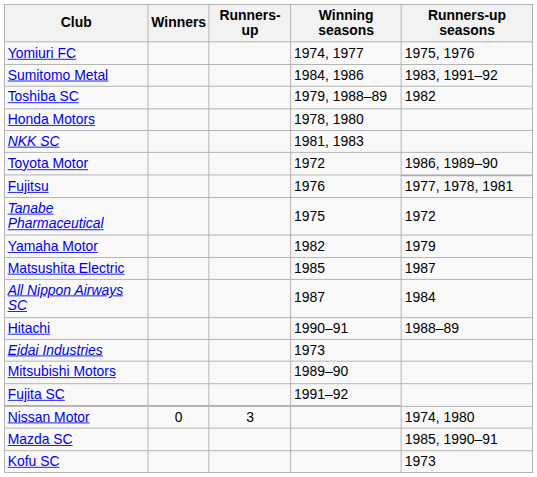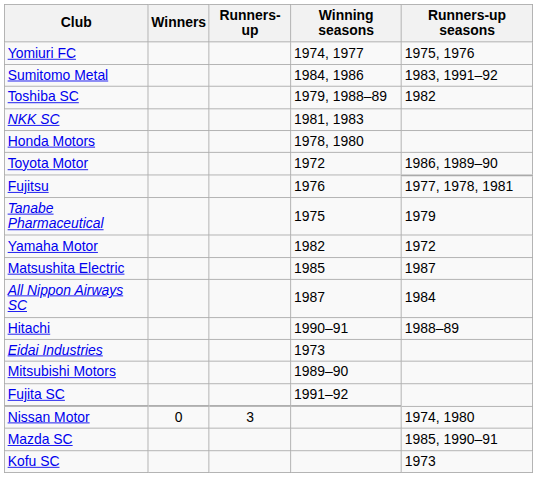rows swapped: (51, 119) <-> (34, 141)
(420, 216) 1972 -> (420, 216) 1979
(420, 246) 1979 -> (420, 246) 1972
